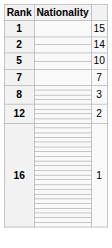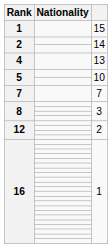+ row: (19, 61)
